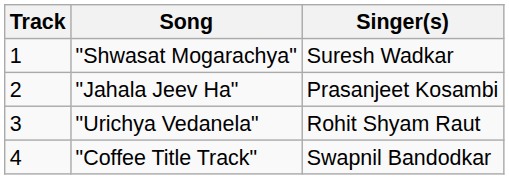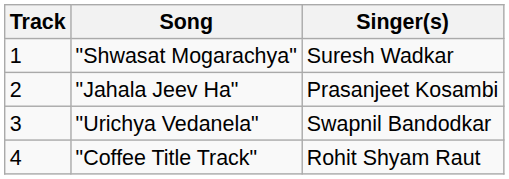(394, 124) Rohit Shyam Raut -> (399, 124) Swapnil Bandodkar
(399, 158) Swapnil Bandodkar -> (394, 158) Rohit Shyam Raut
